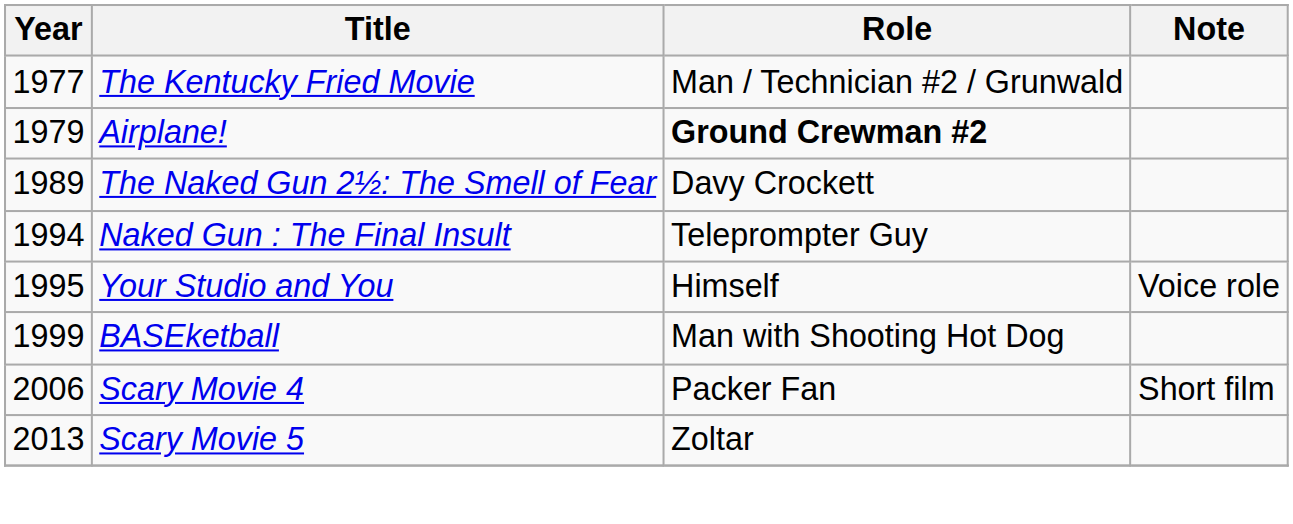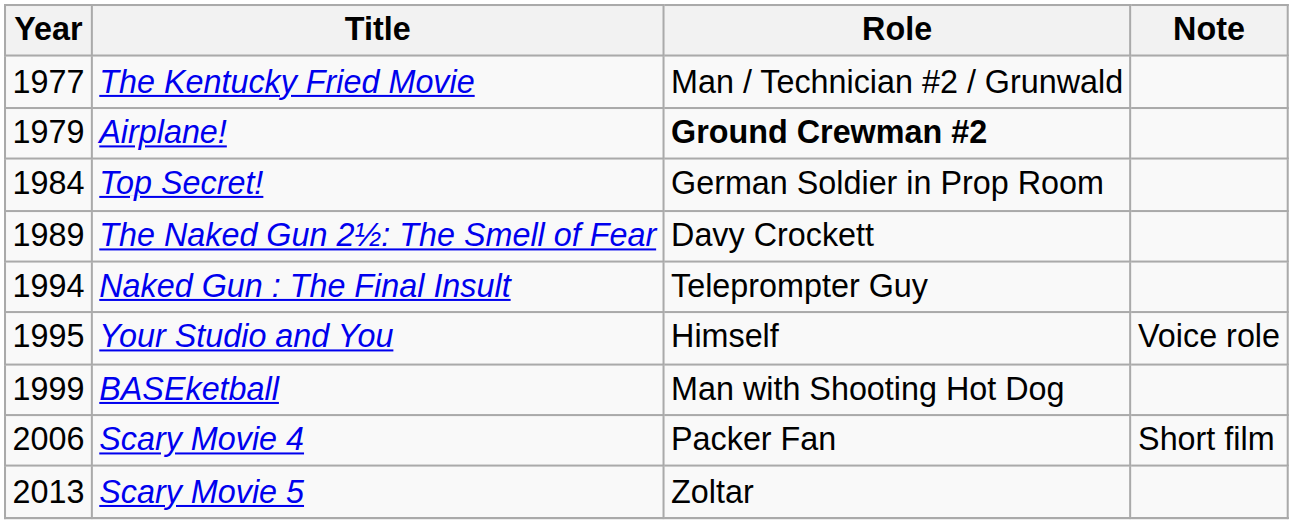+ row: (181, 183)
